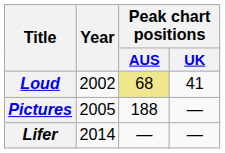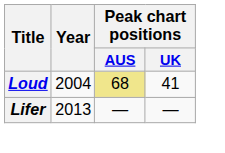(97, 84) 2002 -> (73, 84) 2004
- row: (40, 109)
(97, 135) 2014 -> (73, 109) 2013
